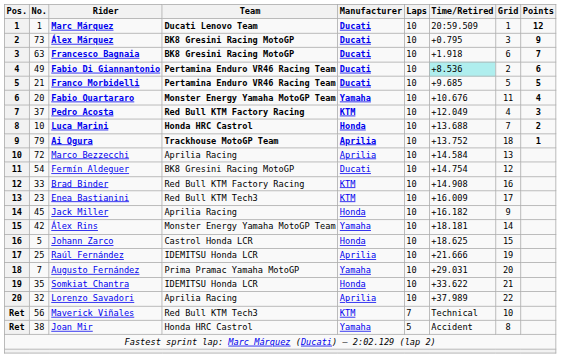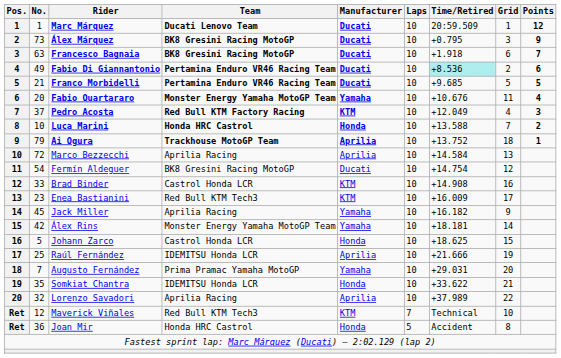(449, 126) +13.688 -> (449, 126) +13.588
(234, 184) Red Bull KTM Factory Racing -> (209, 184) Castrol Honda LCR
(353, 213) Honda -> (355, 213) Yamaha
(39, 313) 56 -> (39, 313) 12
(39, 327) 38 -> (39, 327) 36
(355, 327) Yamaha -> (353, 327) Honda
